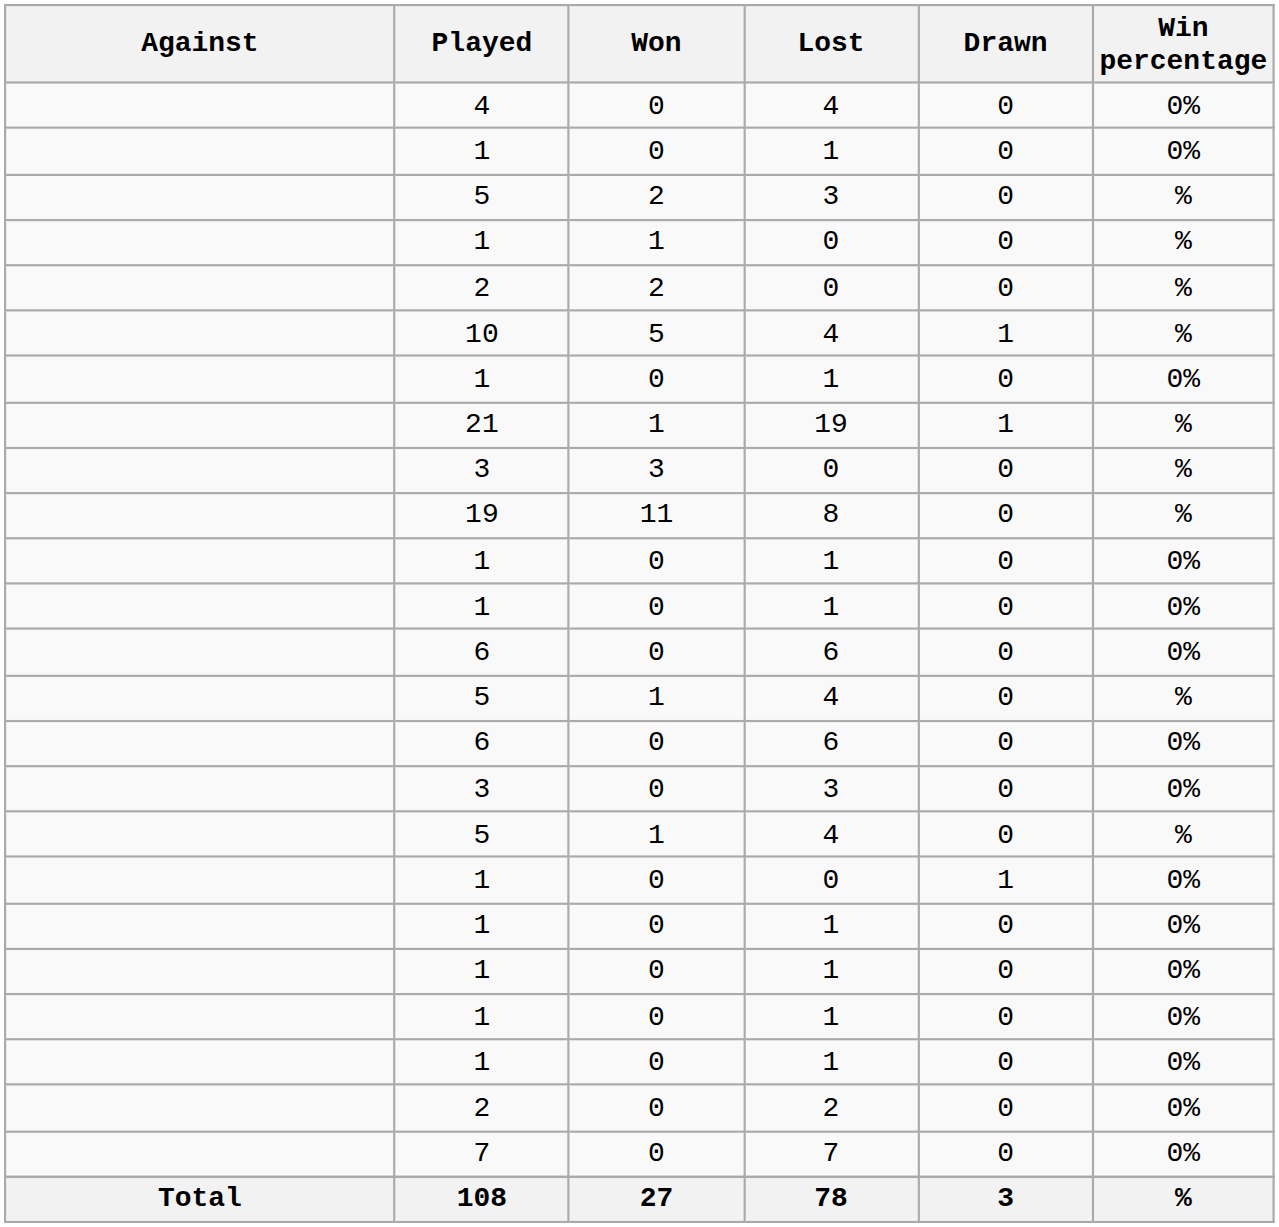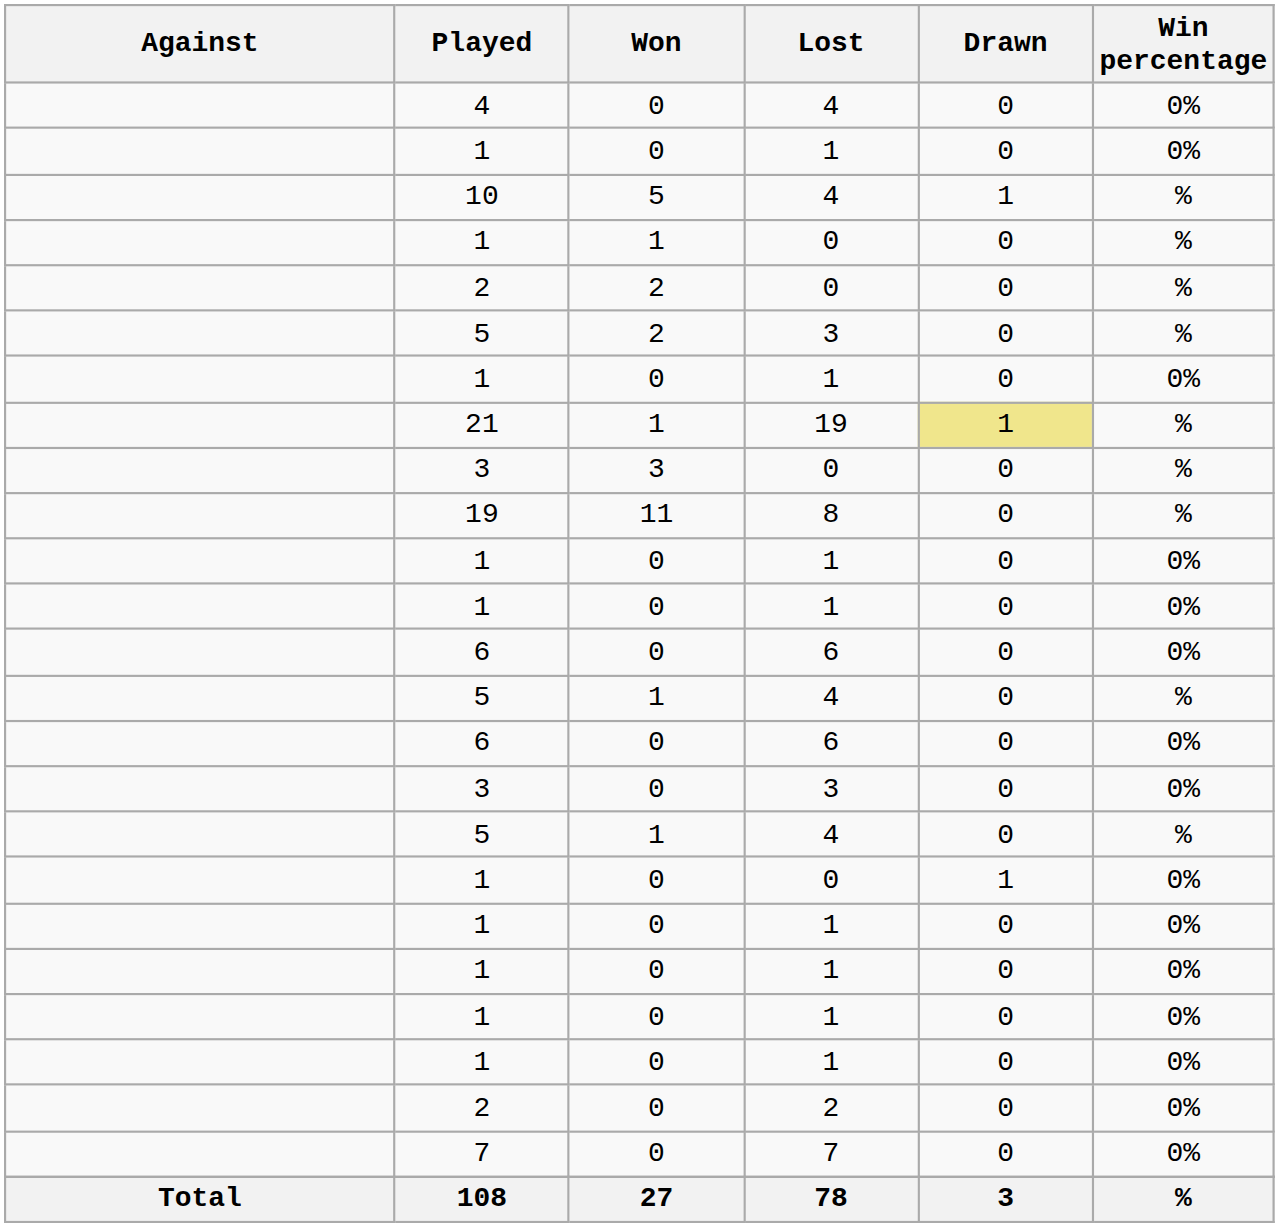rows swapped: (482, 333) <-> (482, 197)
(1006, 425) no background -> (1006, 425) khaki background
